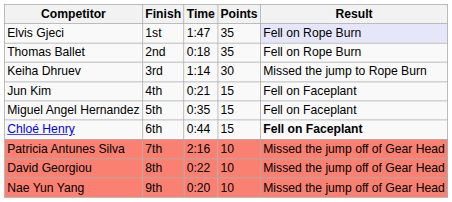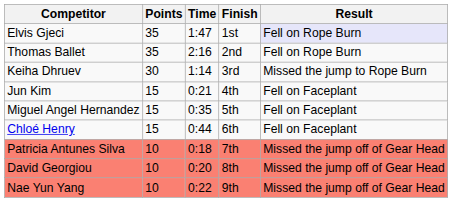columns swapped: (239, 14) <-> (163, 14)
(199, 52) 0:18 -> (200, 52) 2:16
(313, 129) bold -> (310, 129) normal
(199, 149) 2:16 -> (200, 149) 0:18
(199, 168) 0:22 -> (200, 168) 0:20
(199, 187) 0:20 -> (200, 187) 0:22
